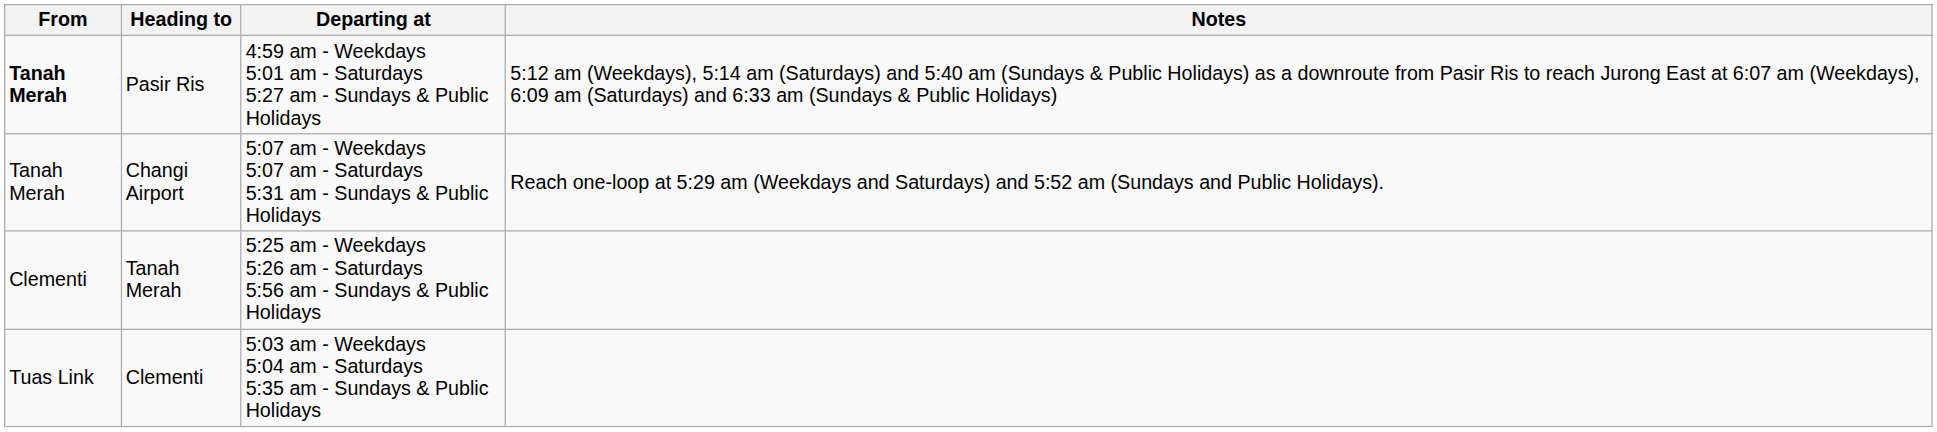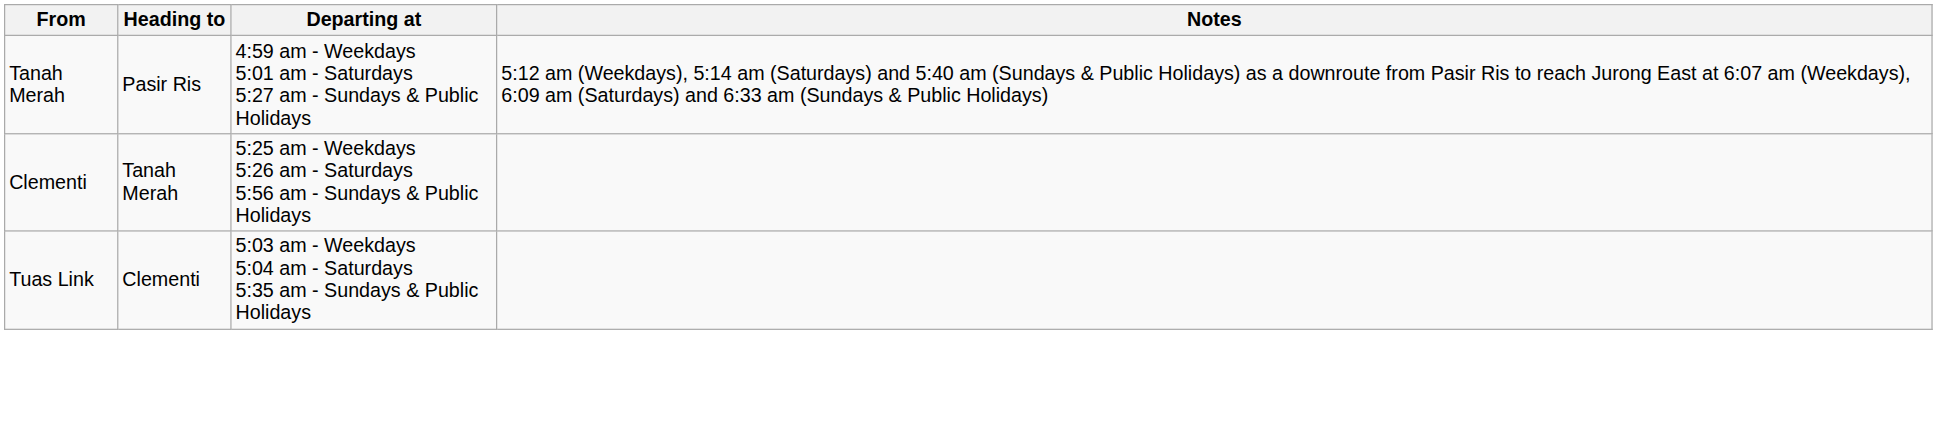(38, 84) bold -> (37, 84) normal
- row: (157, 182)
